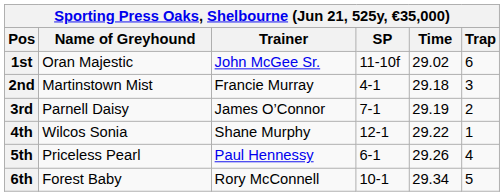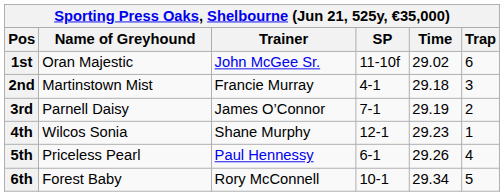(431, 132) 29.22 -> (431, 132) 29.23
